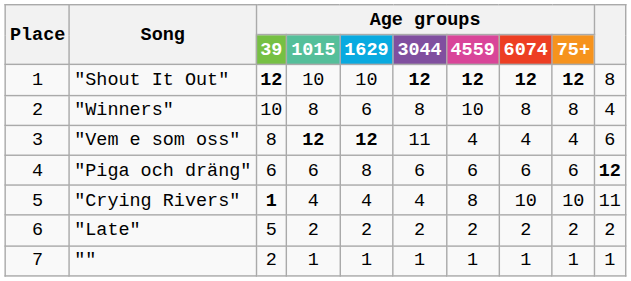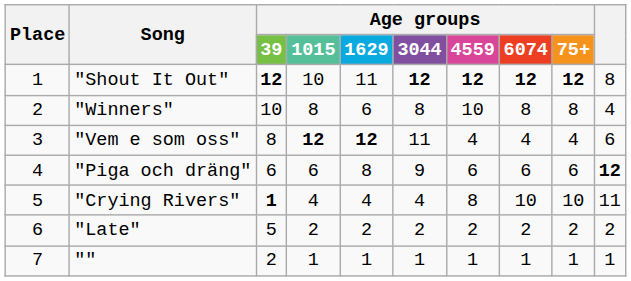(366, 80) 10 -> (366, 80) 11
(420, 170) 6 -> (420, 170) 9
